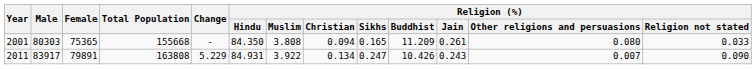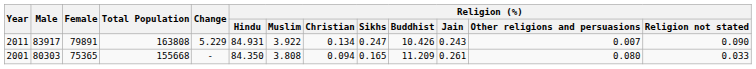rows swapped: (17, 41) <-> (17, 56)
